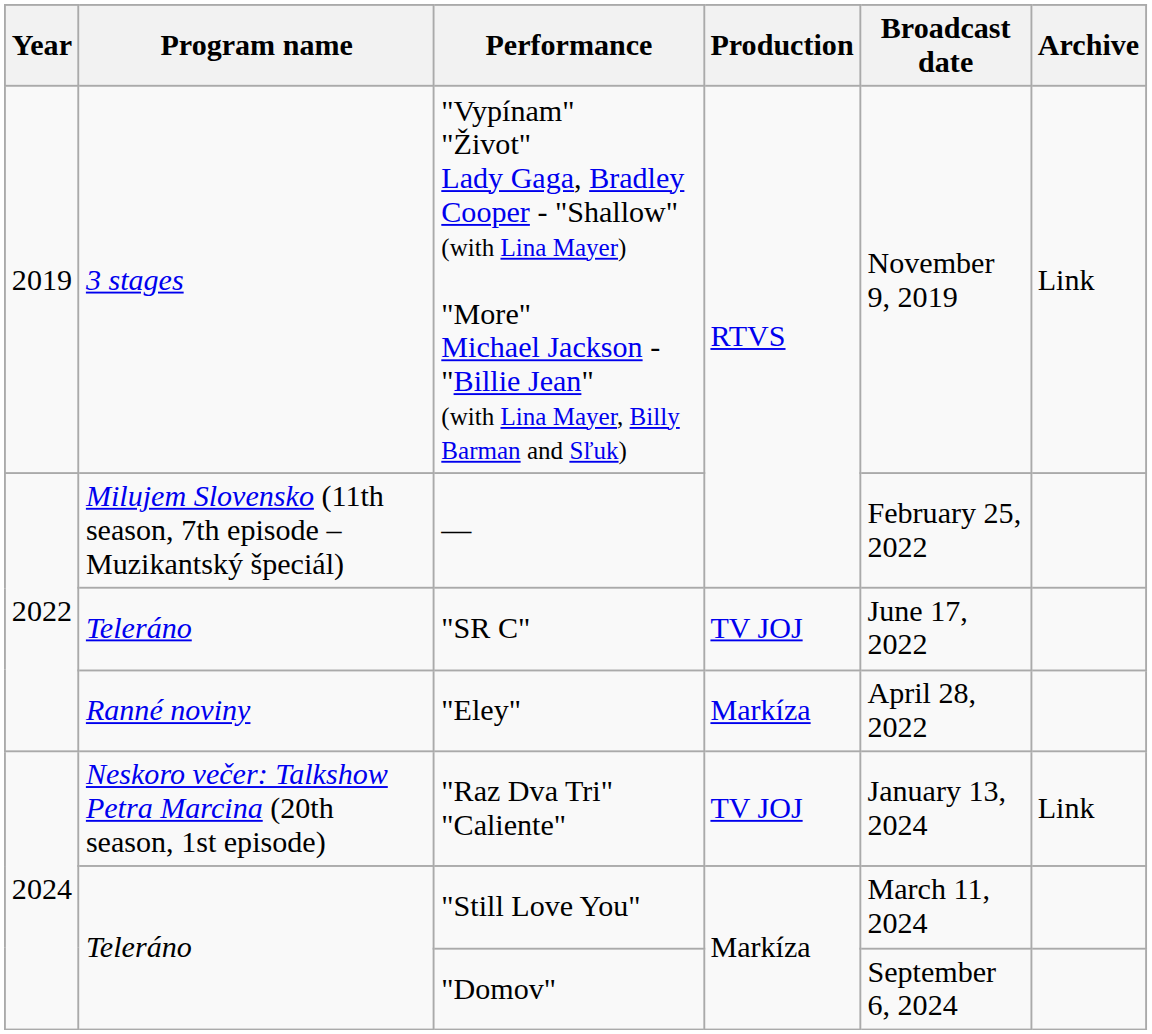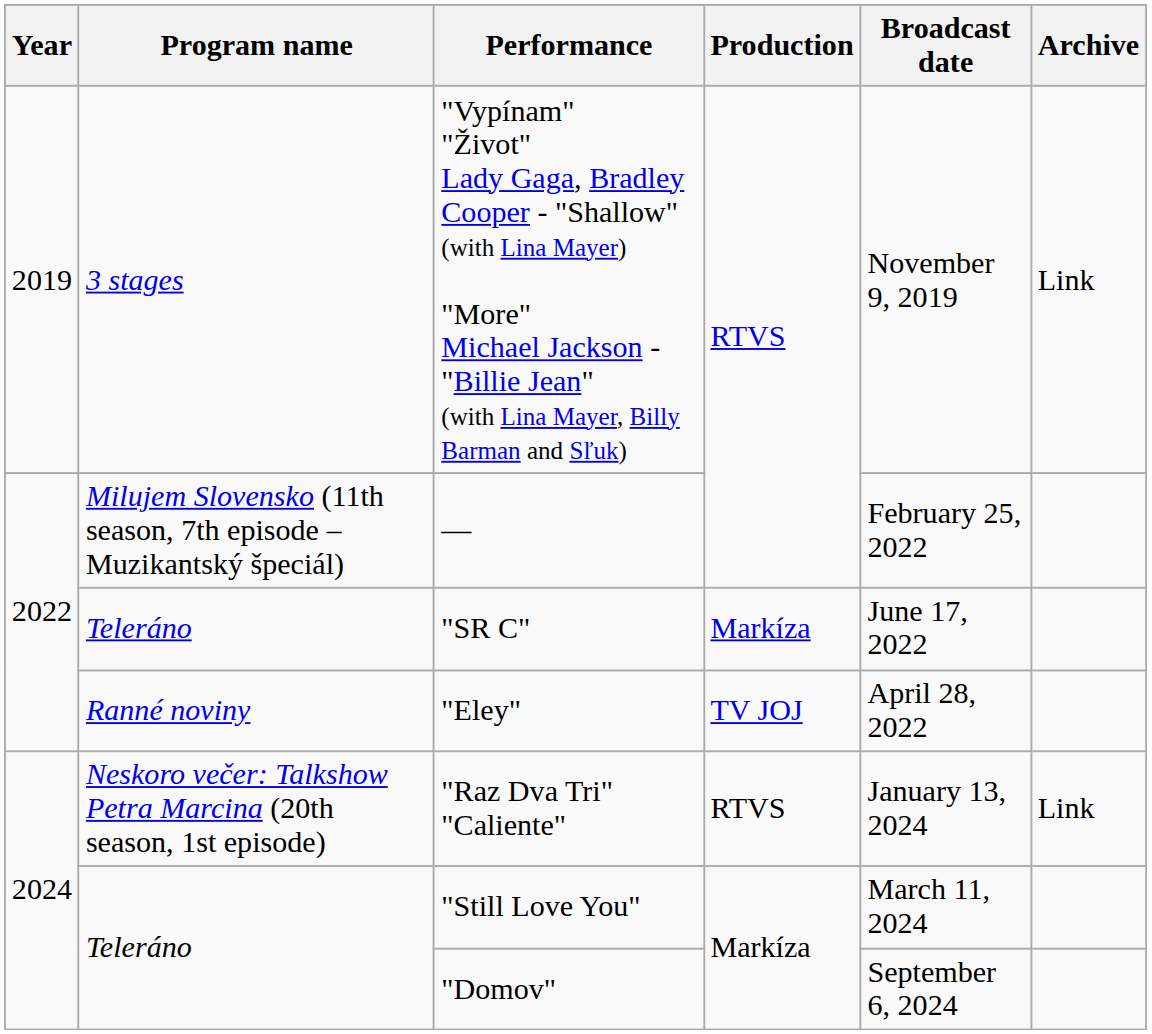(757, 628) TV JOJ -> (761, 628) Markíza
(761, 709) Markíza -> (757, 709) TV JOJ
(757, 808) TV JOJ -> (748, 808) RTVS
